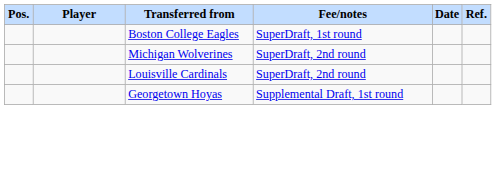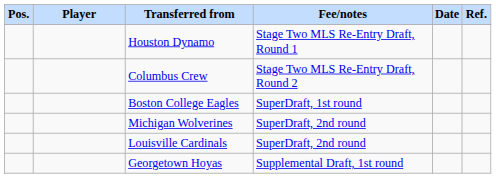+ row: (171, 41)
+ row: (168, 76)
